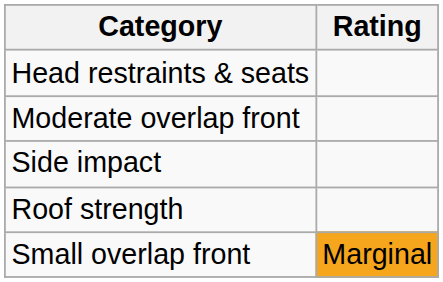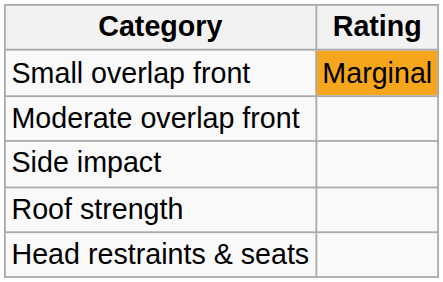rows swapped: (131, 254) <-> (160, 72)
